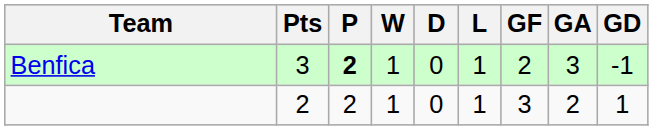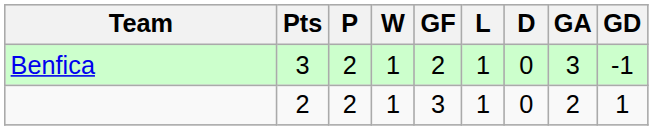columns swapped: (436, 24) <-> (525, 24)
(350, 64) bold -> (350, 64) normal
